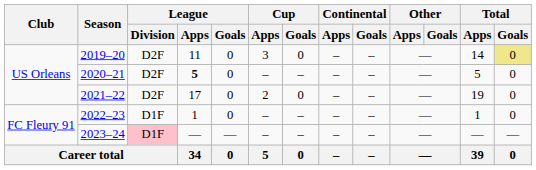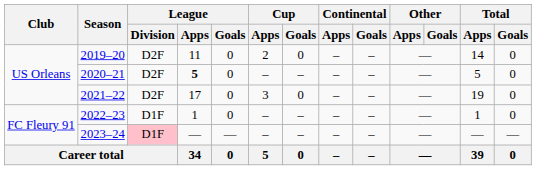(265, 54) 3 -> (265, 54) 2
(513, 54) khaki background -> (513, 54) no background
(265, 94) 2 -> (265, 94) 3
